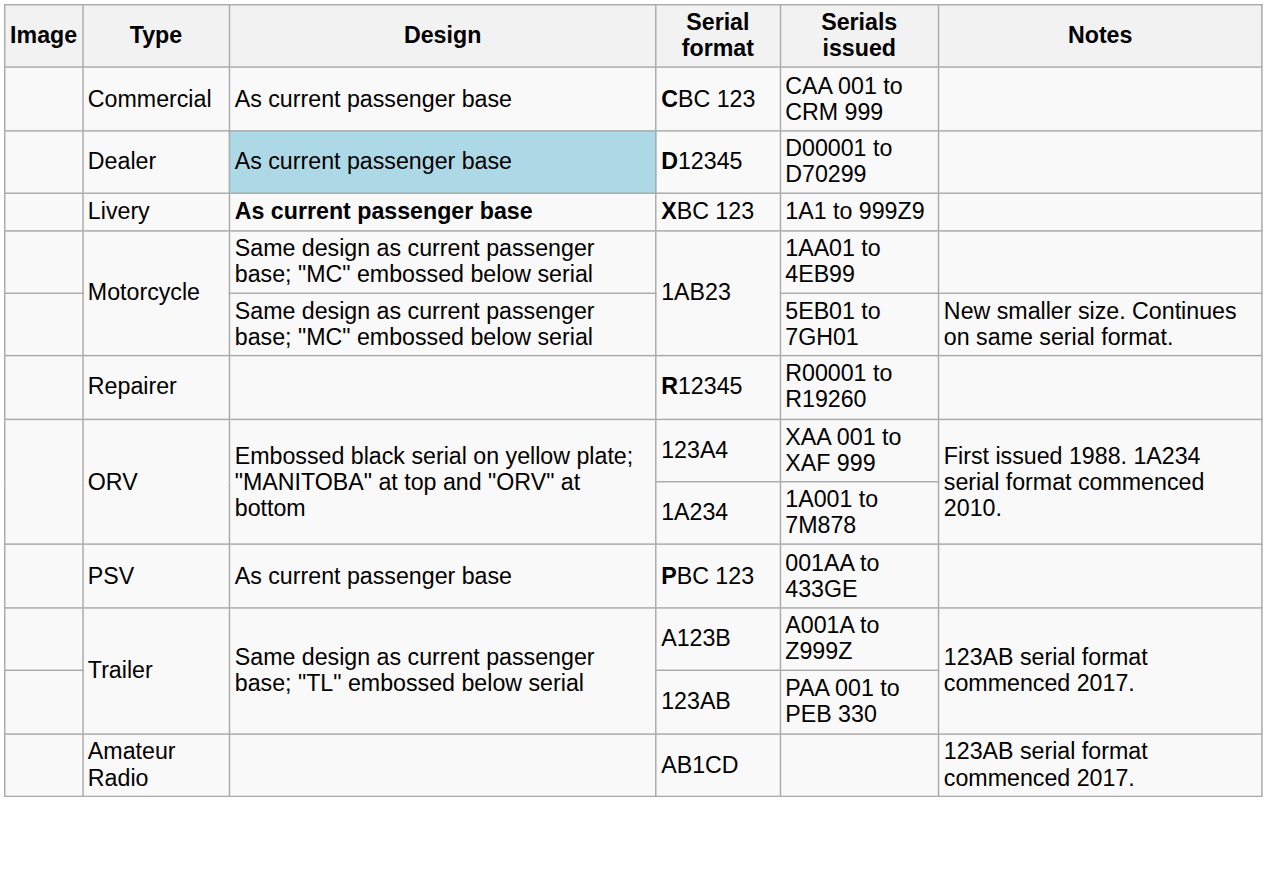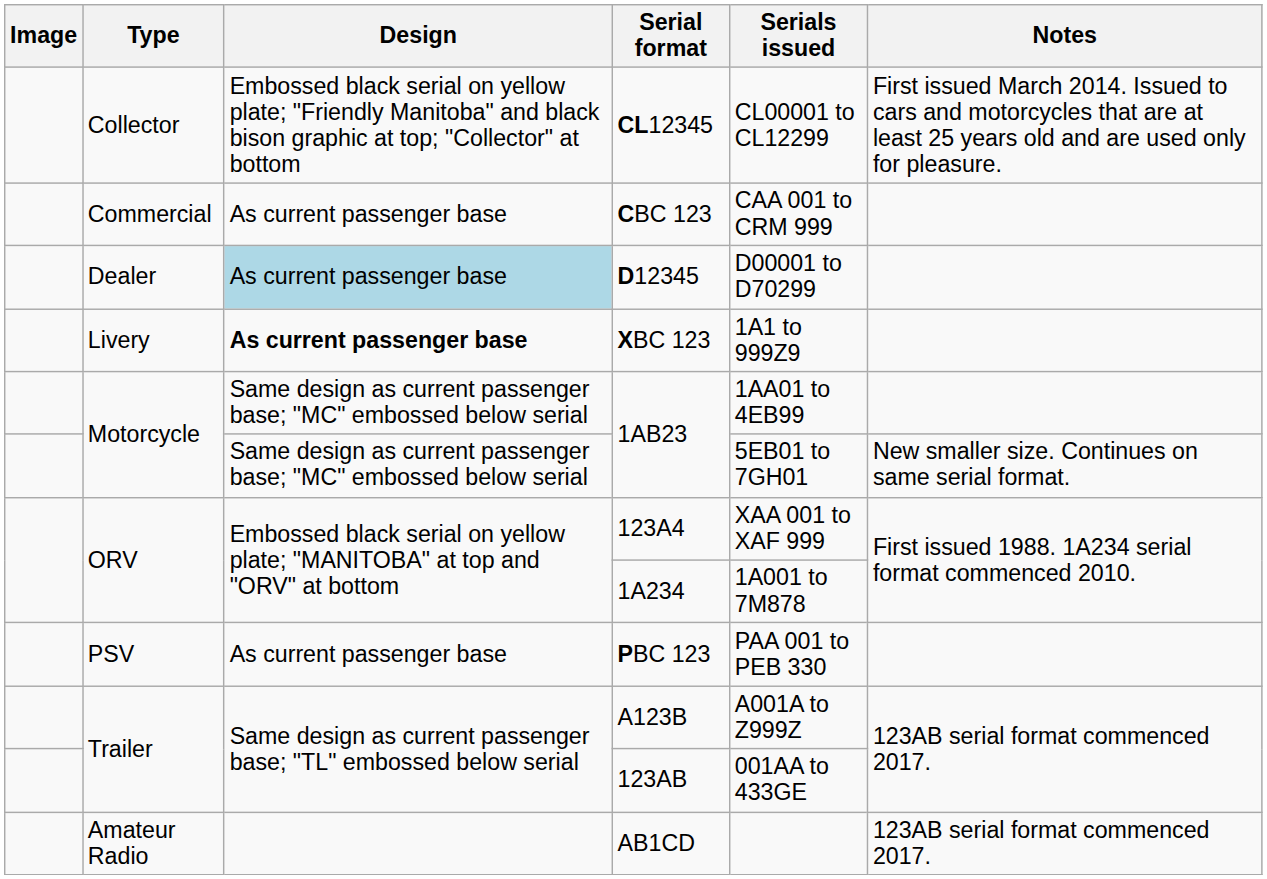+ row: (134, 124)
- row: (132, 387)
(832, 575) 001AA to 433GE -> (792, 654) PAA 001 to PEB 330
(842, 701) PAA 001 to PEB 330 -> (782, 779) 001AA to 433GE
